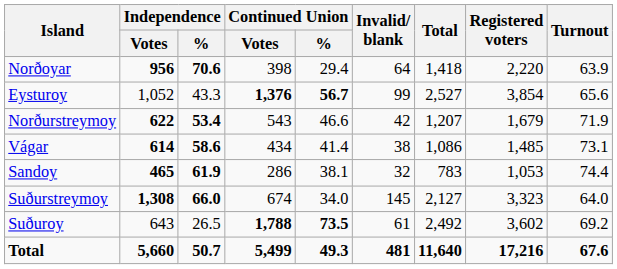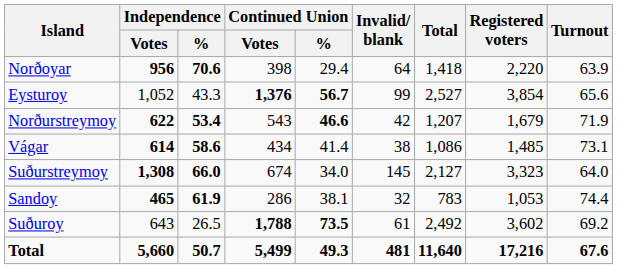(334, 120) normal -> (334, 120) bold
rows swapped: (58, 198) <-> (33, 172)
